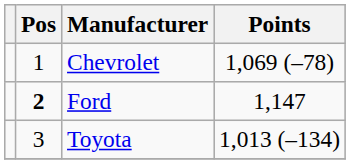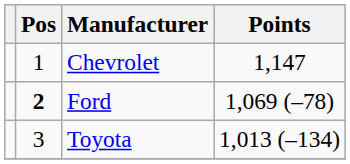(280, 62) 1,069 (–78) -> (280, 62) 1,147
(280, 101) 1,147 -> (280, 101) 1,069 (–78)
